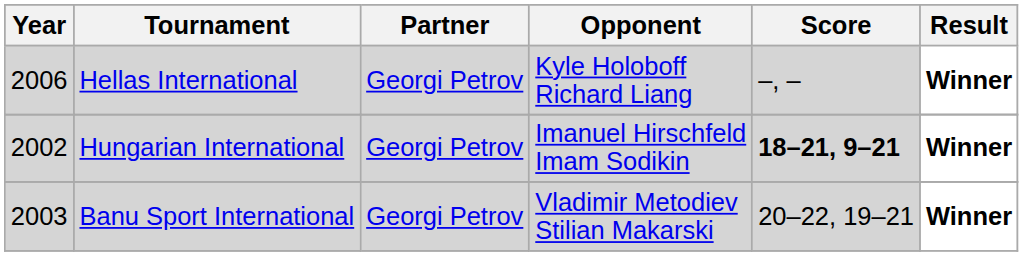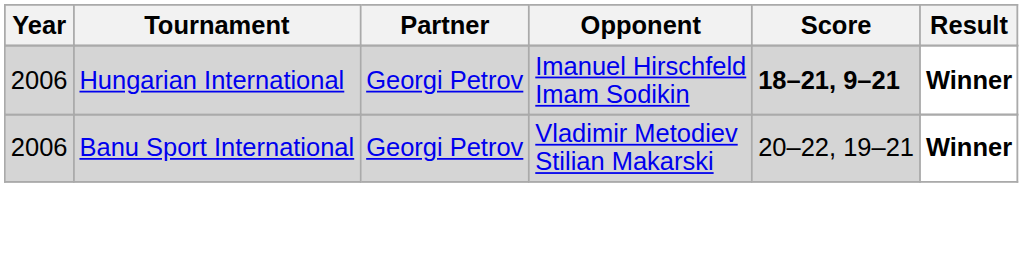- row: (189, 80)
(39, 148) 2002 -> (39, 80) 2006
(39, 217) 2003 -> (39, 148) 2006
